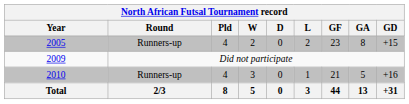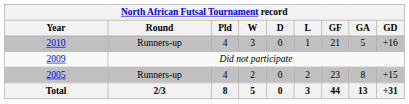rows swapped: (56, 44) <-> (56, 75)
